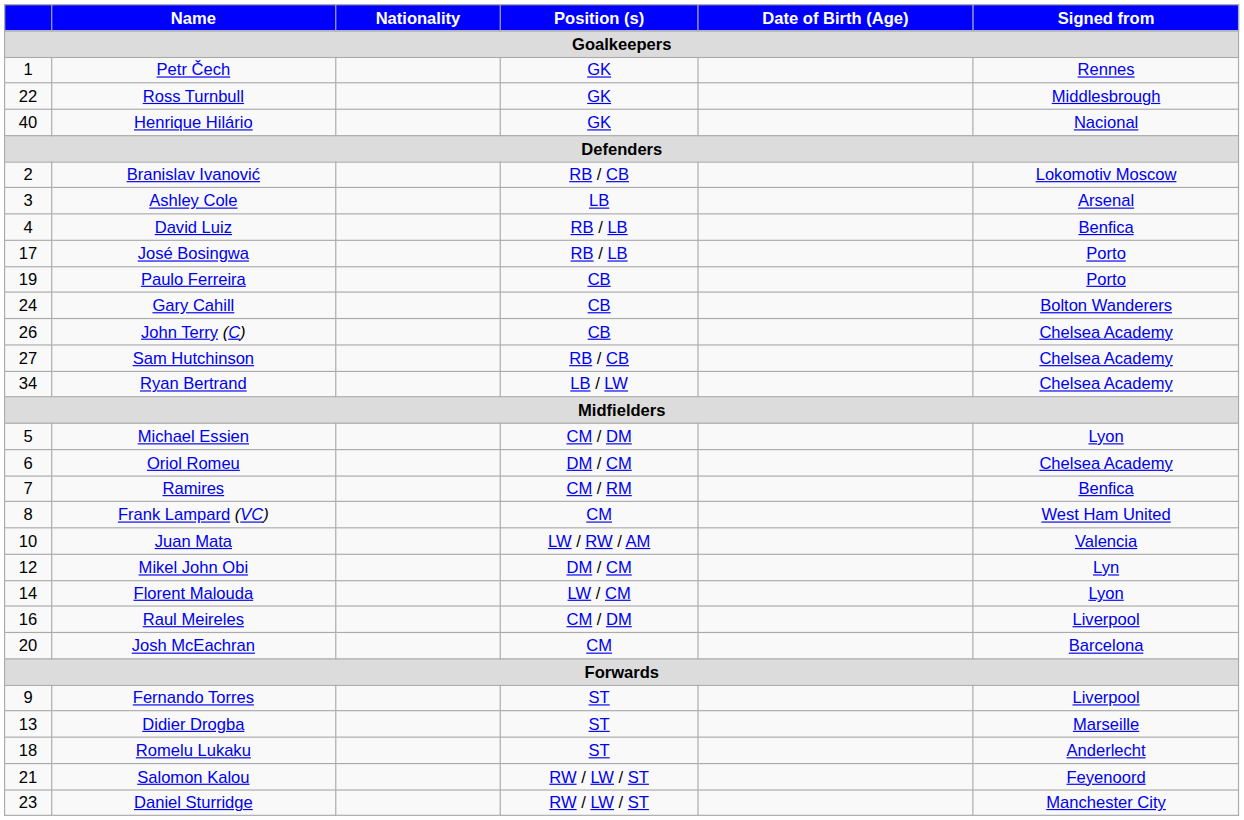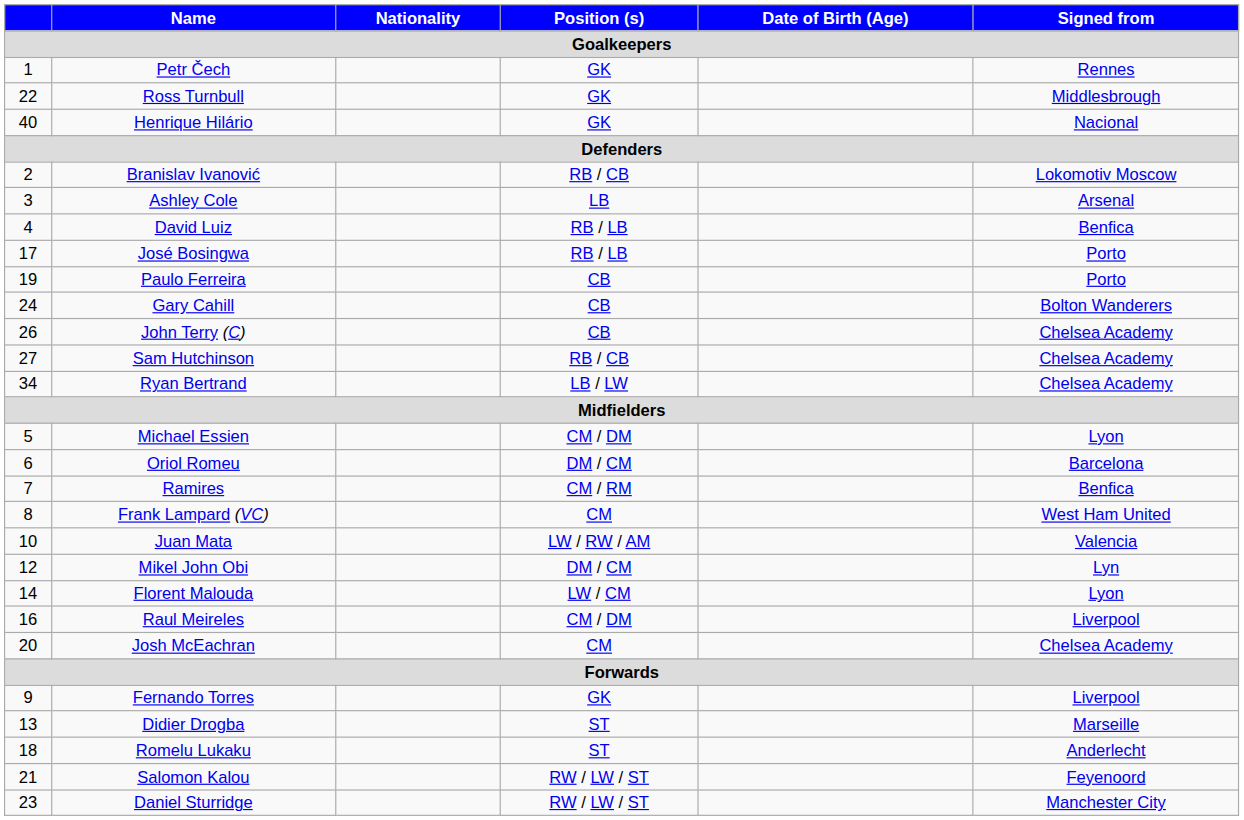(1106, 463) Chelsea Academy -> (1106, 463) Barcelona
(1106, 646) Barcelona -> (1106, 646) Chelsea Academy
(599, 698) ST -> (599, 698) GK
